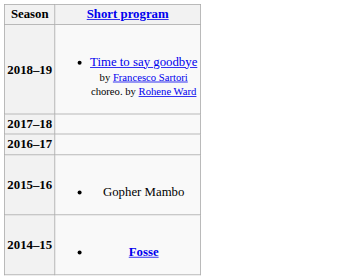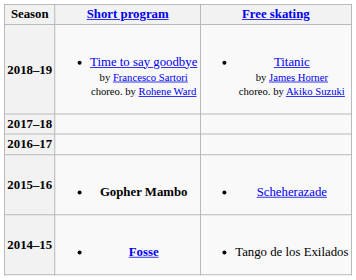+ column: (276, 14)
(128, 192) normal -> (128, 192) bold
